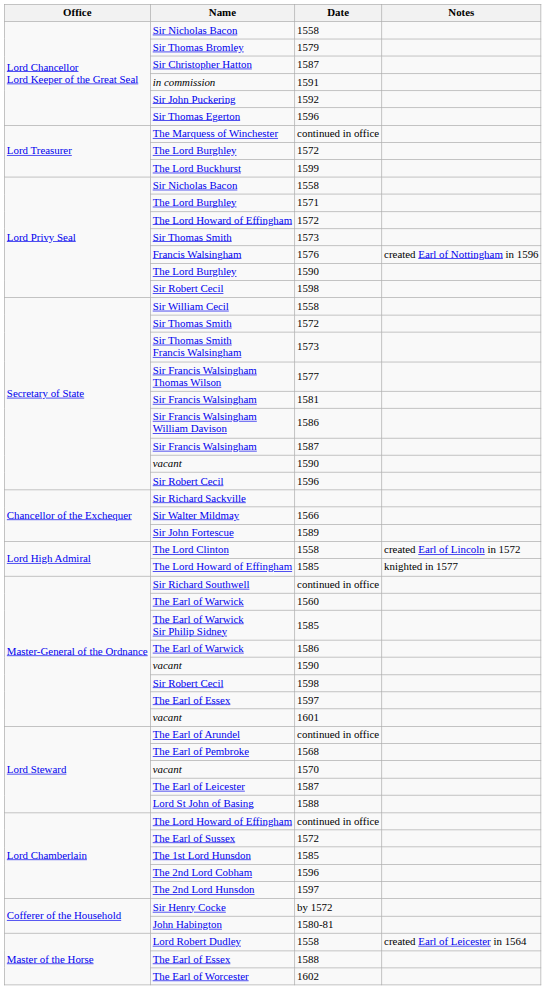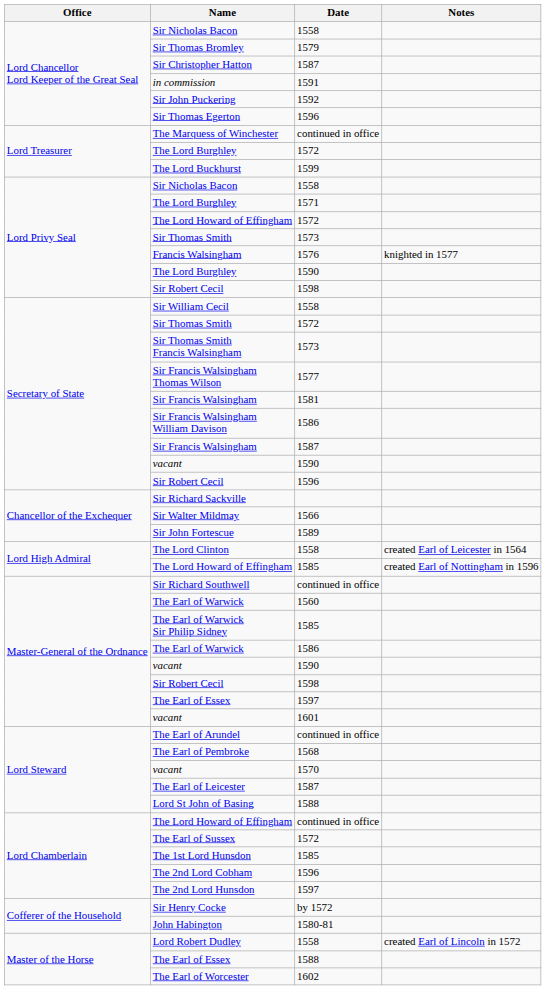(461, 254) created Earl of Nottingham in 1596 -> (421, 254) knighted in 1577
(452, 550) created Earl of Lincoln in 1572 -> (455, 550) created Earl of Leicester in 1564
(421, 567) knighted in 1577 -> (461, 567) created Earl of Nottingham in 1596
(455, 942) created Earl of Leicester in 1564 -> (452, 942) created Earl of Lincoln in 1572
